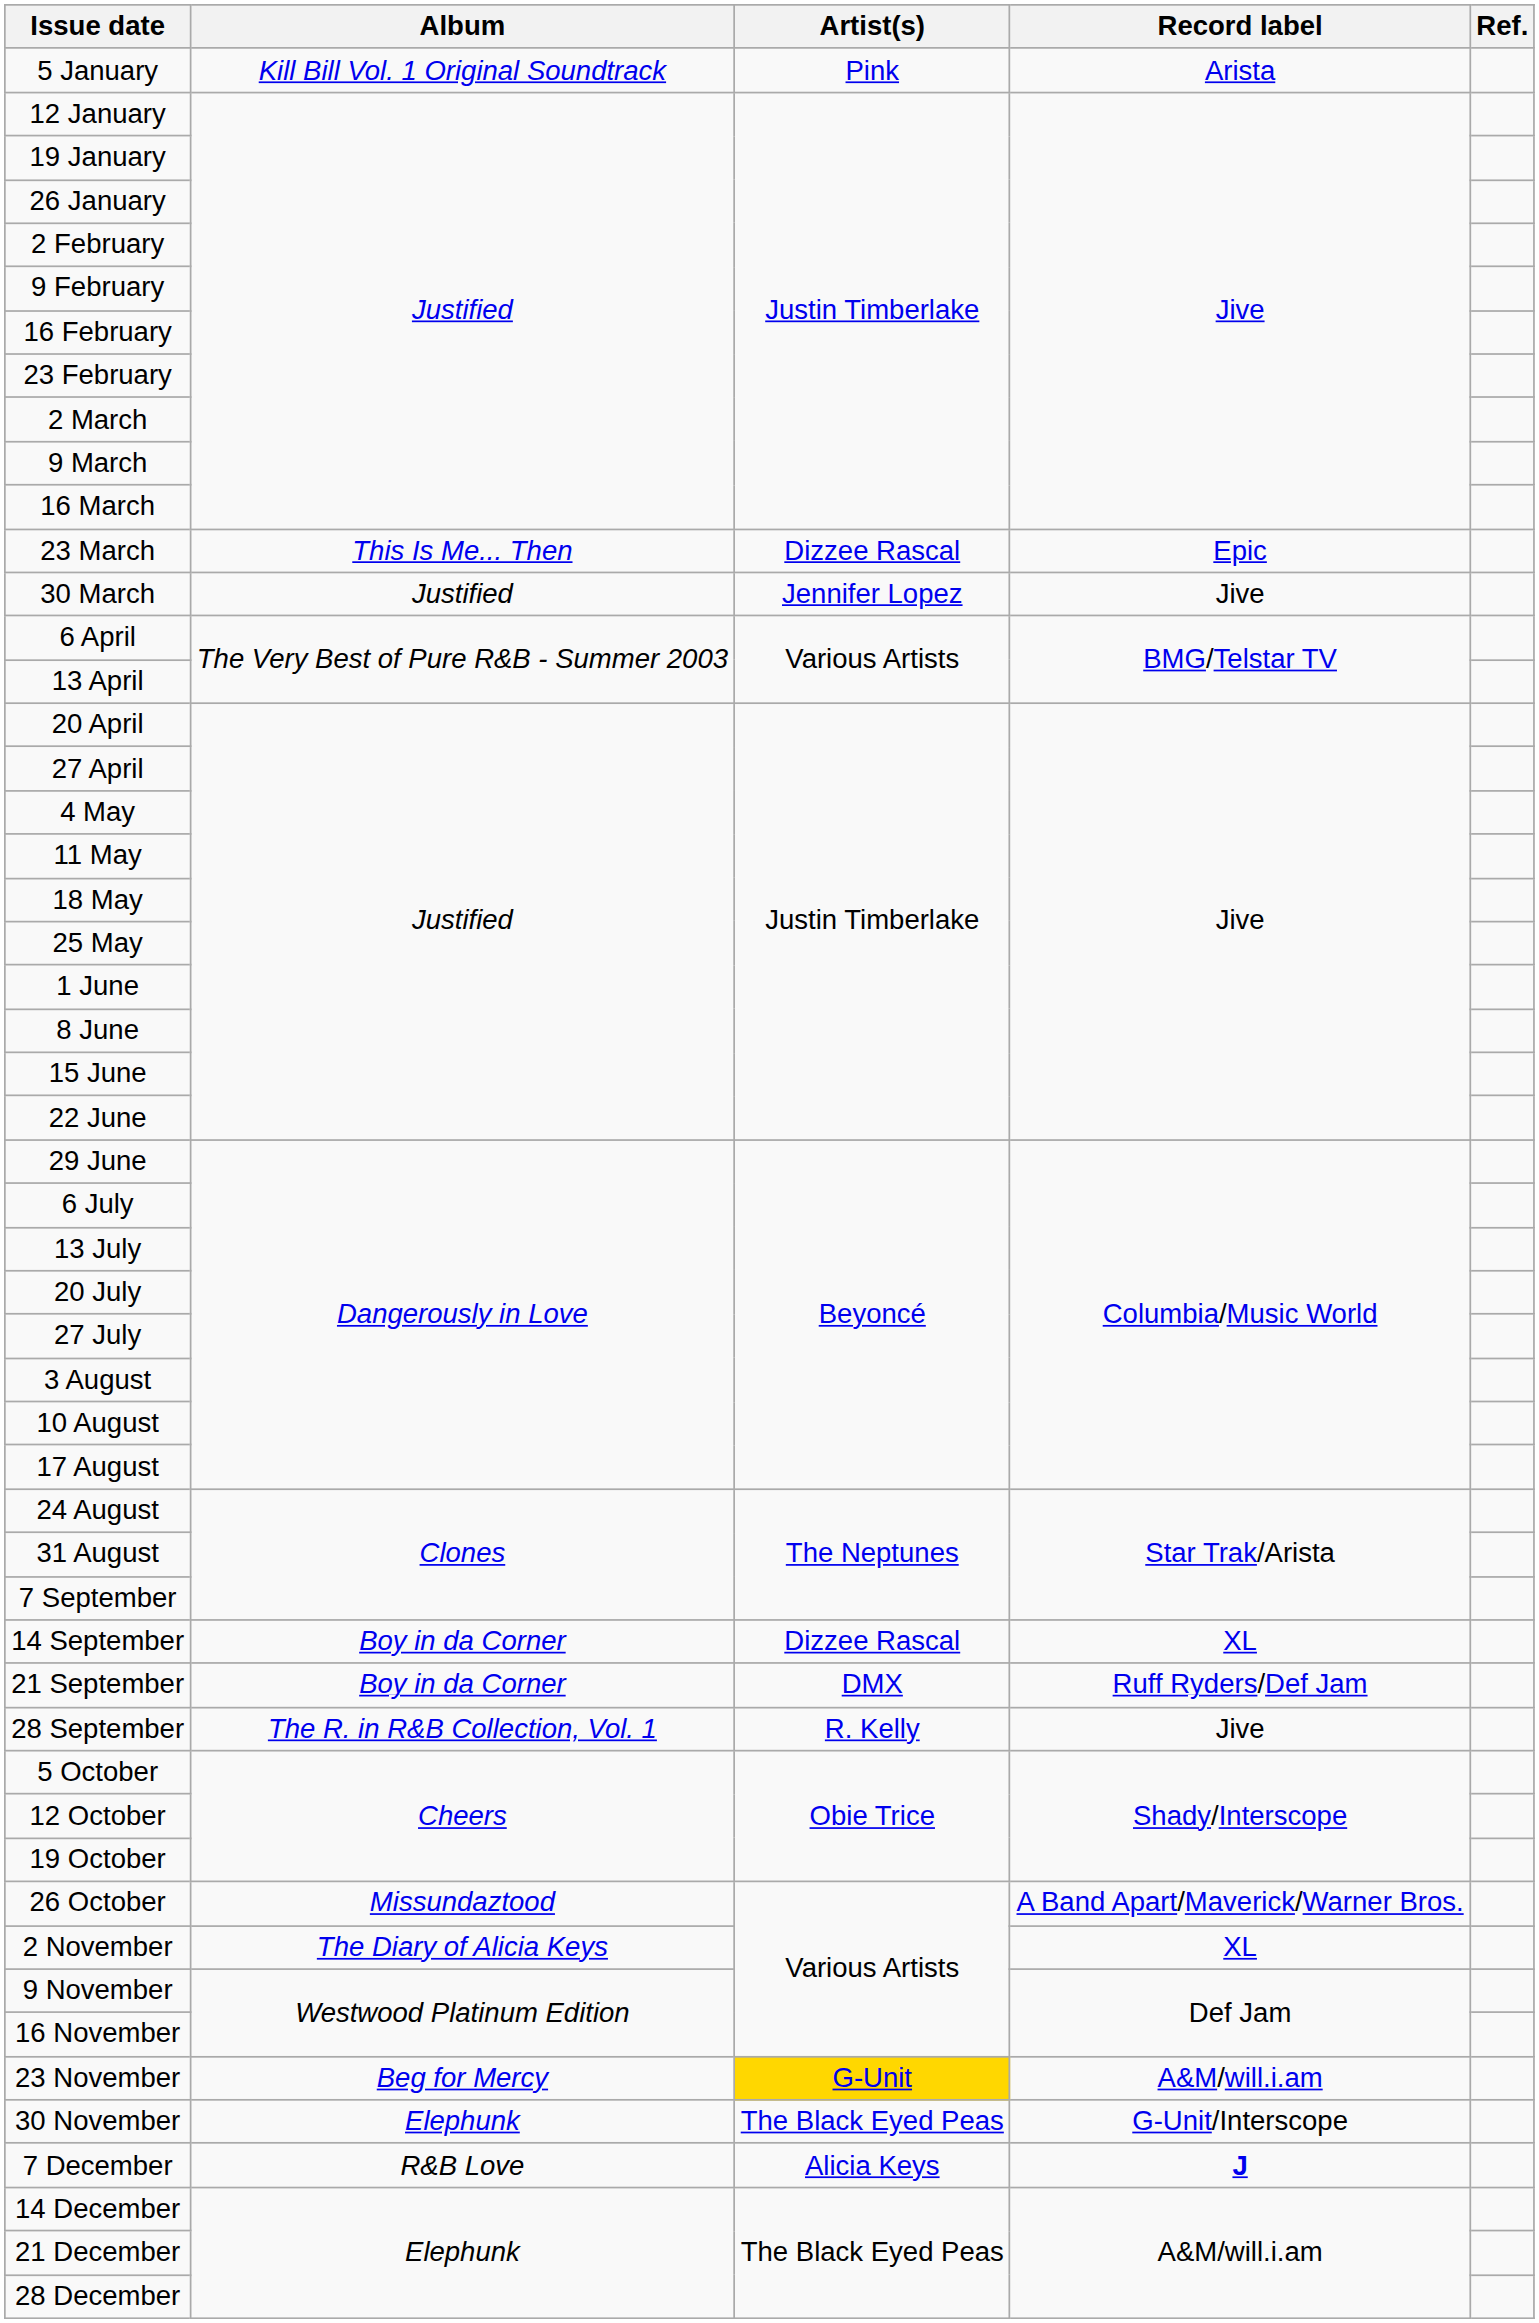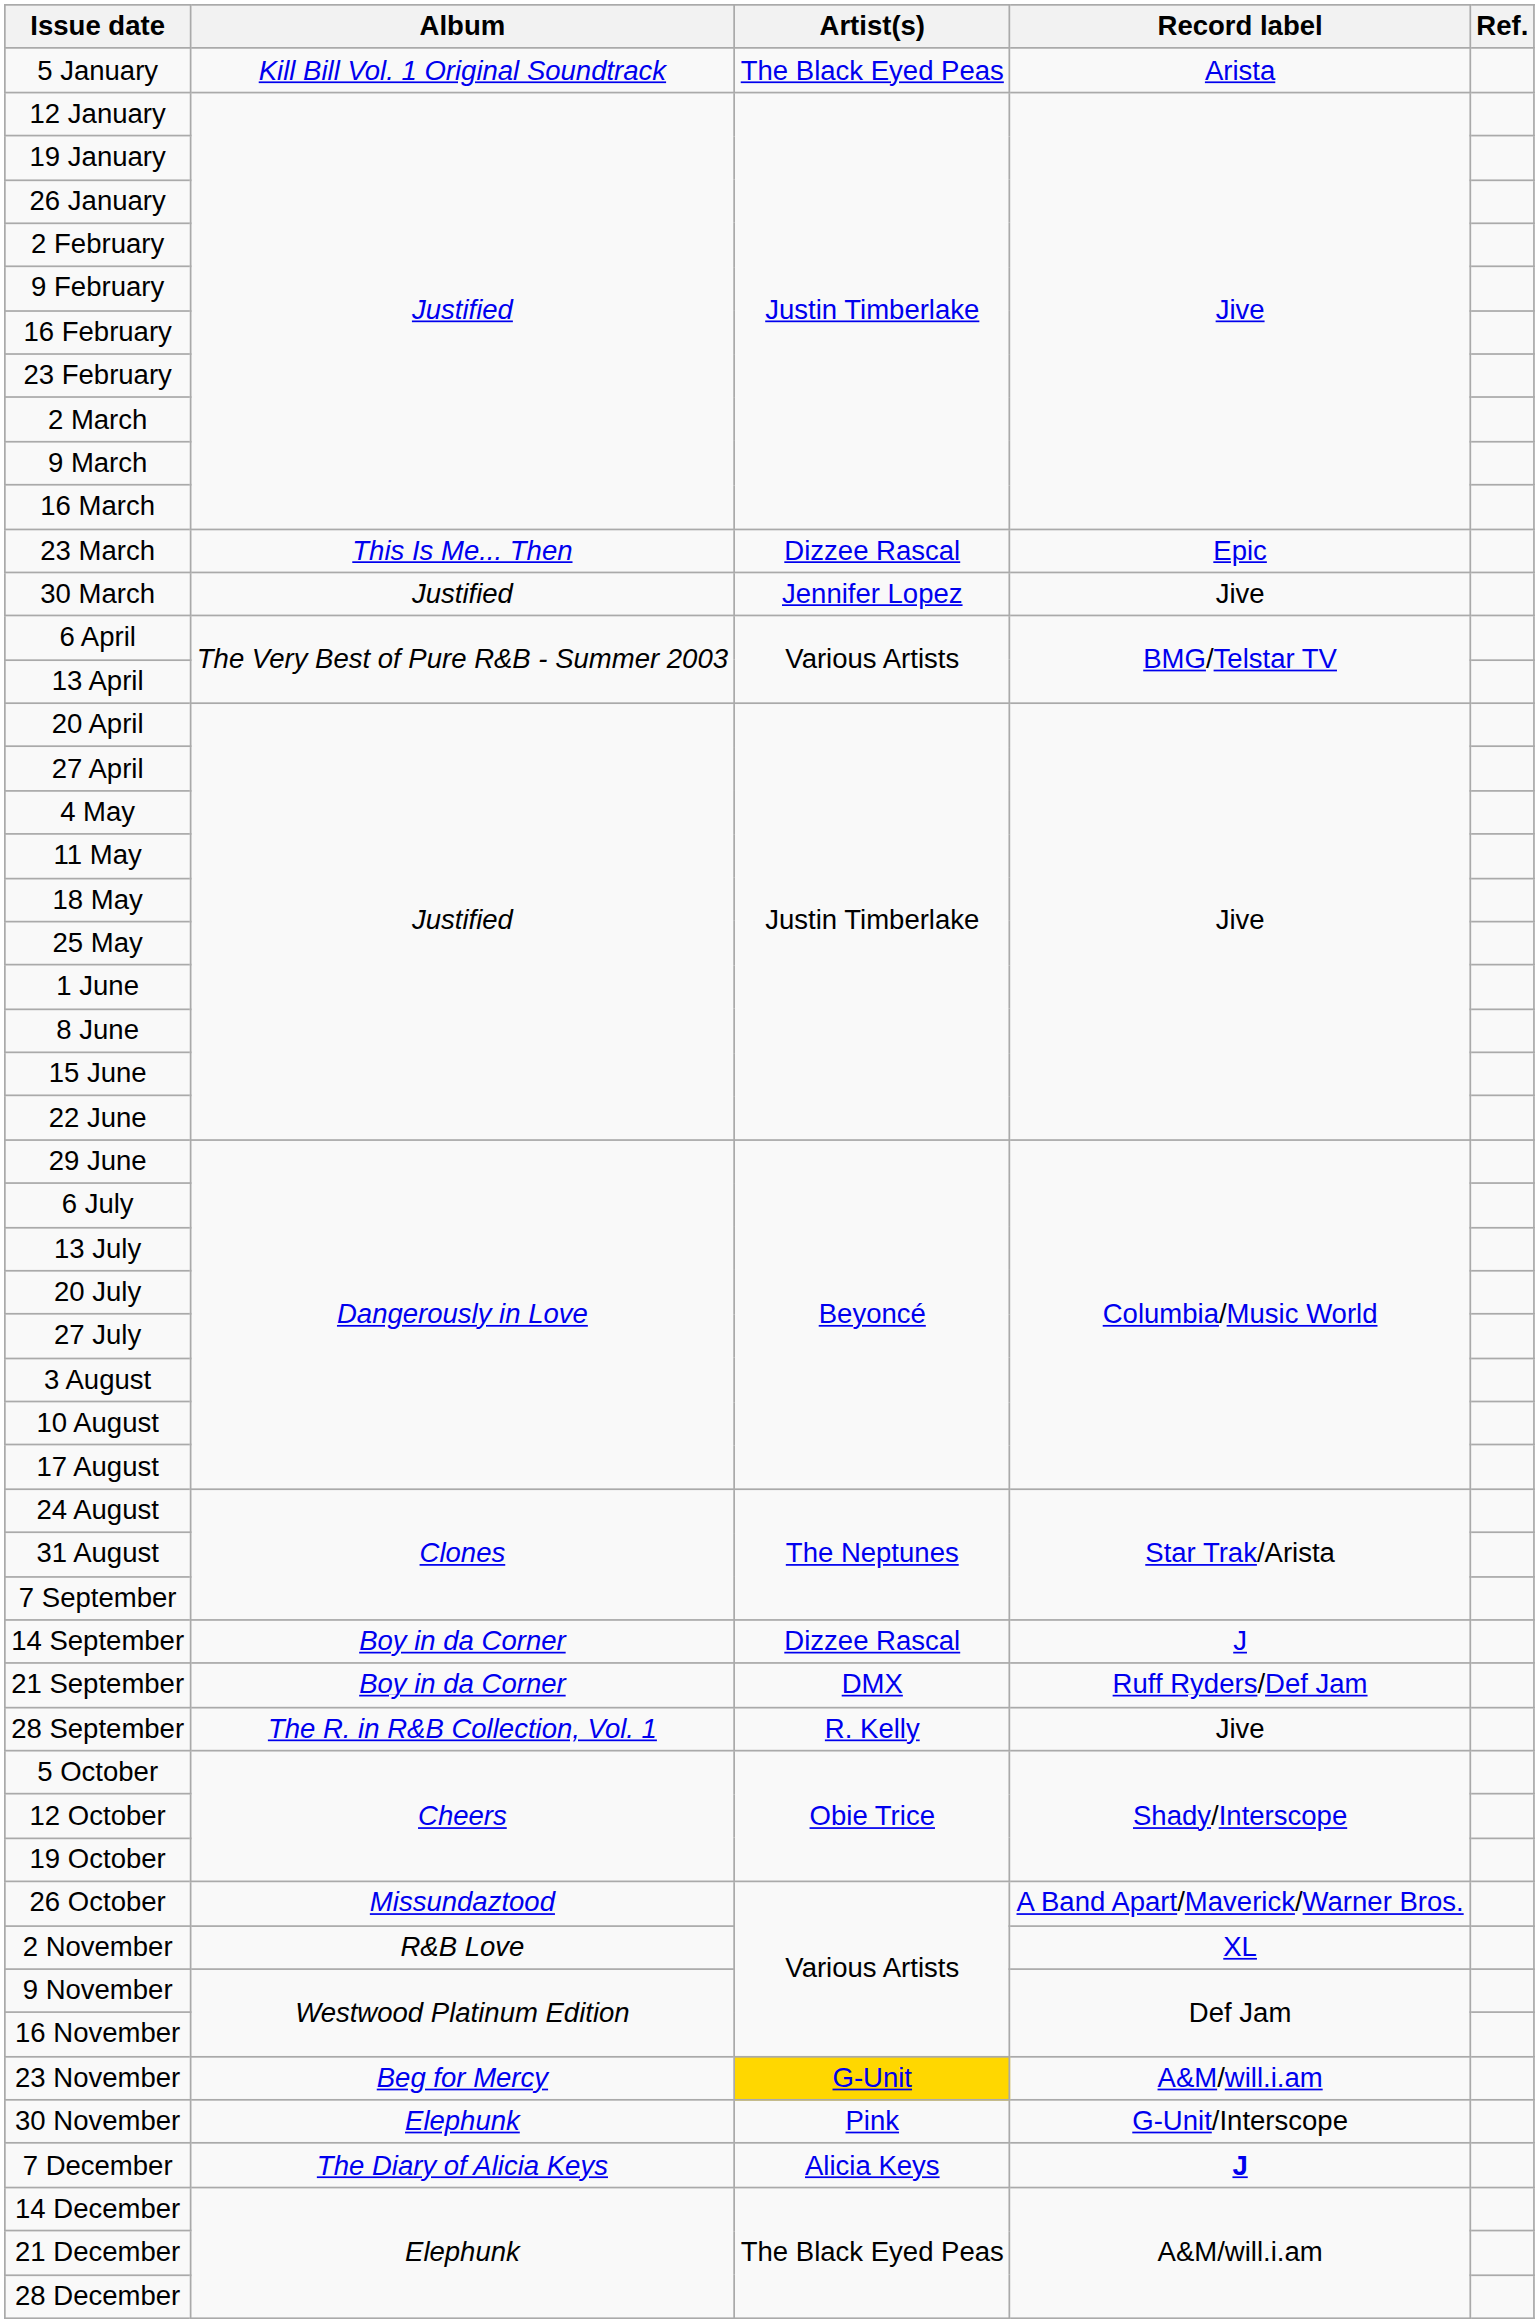(872, 69) Pink -> (872, 69) The Black Eyed Peas
(1240, 1641) XL -> (1240, 1641) J
(462, 1946) The Diary of Alicia Keys -> (462, 1946) R&B Love
(872, 2121) The Black Eyed Peas -> (872, 2121) Pink
(462, 2164) R&B Love -> (462, 2164) The Diary of Alicia Keys
